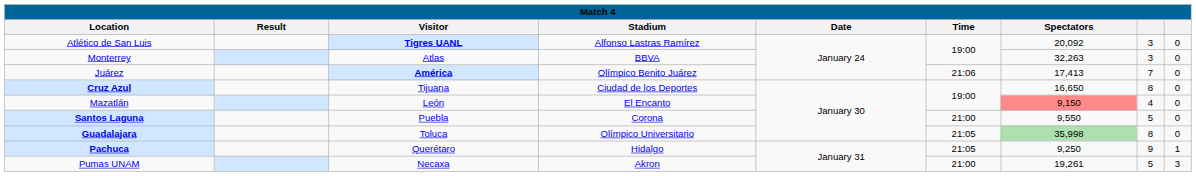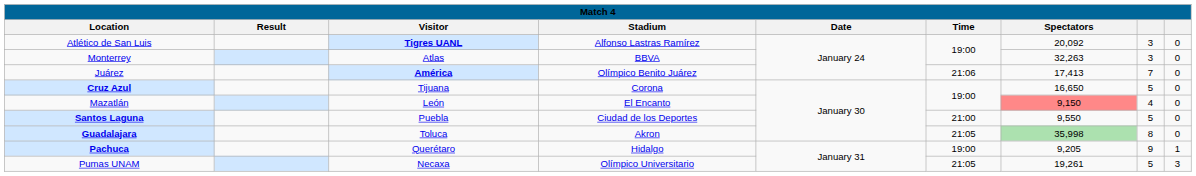(647, 88) Ciudad de los Deportes -> (647, 88) Corona
(1150, 88) 8 -> (1150, 88) 5
(647, 118) Corona -> (647, 118) Ciudad de los Deportes
(647, 133) Olímpico Universitario -> (647, 133) Akron
(964, 149) 21:05 -> (964, 149) 19:00
(1069, 149) 9,250 -> (1069, 149) 9,205
(647, 164) Akron -> (647, 164) Olímpico Universitario
(964, 164) 21:00 -> (964, 164) 21:05
